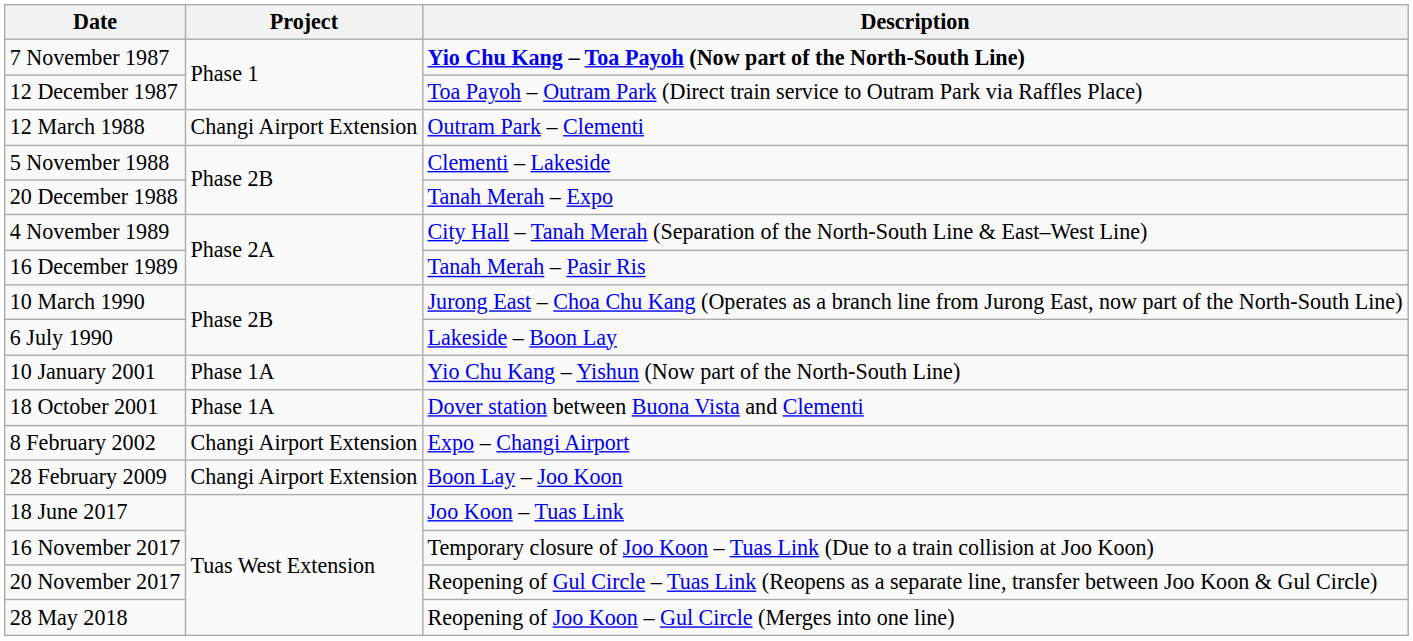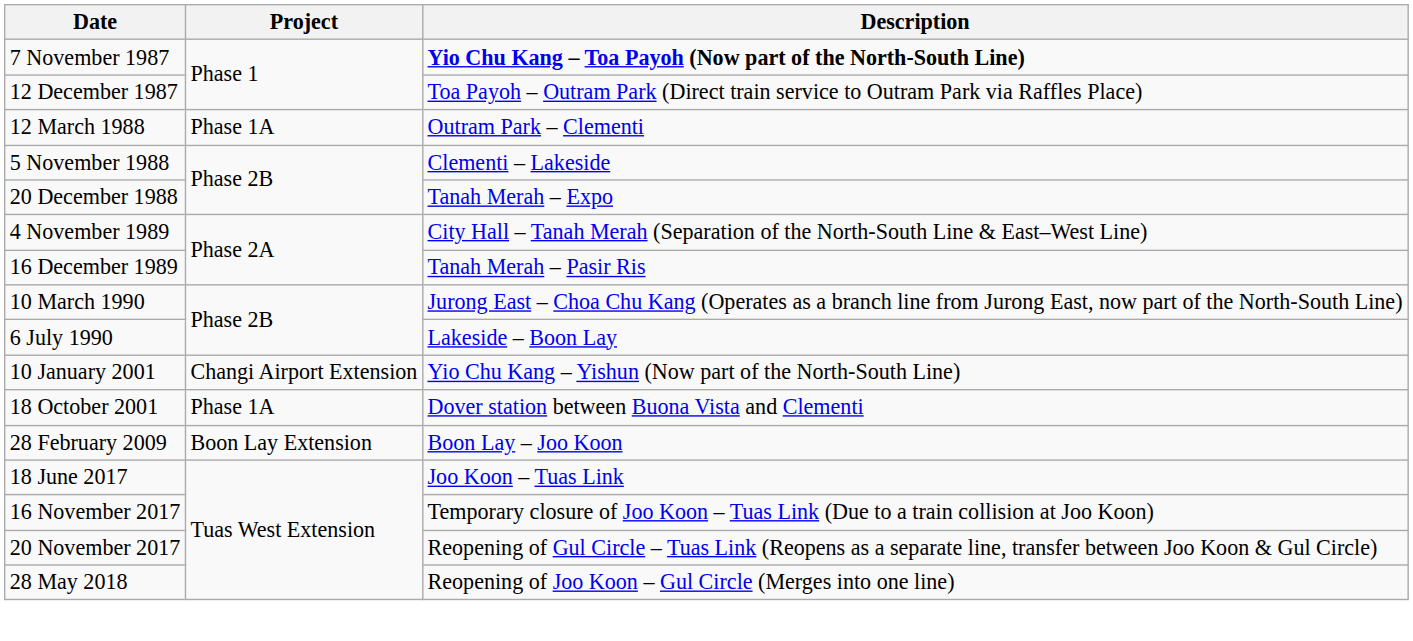(304, 127) Changi Airport Extension -> (232, 127) Phase 1A
(232, 372) Phase 1A -> (304, 372) Changi Airport Extension
- row: (83, 442)
(304, 477) Changi Airport Extension -> (281, 442) Boon Lay Extension
